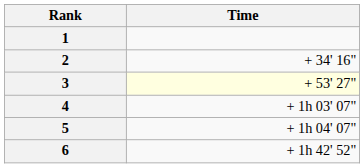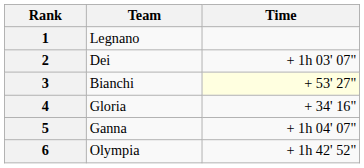+ column: (144, 15)
(330, 60) + 34' 16" -> (321, 60) + 1h 03' 07"
(321, 106) + 1h 03' 07" -> (330, 106) + 34' 16"
